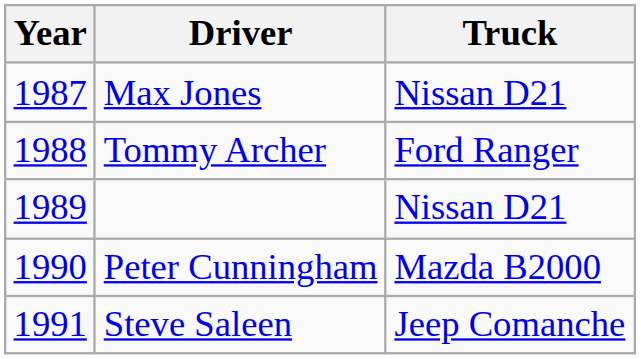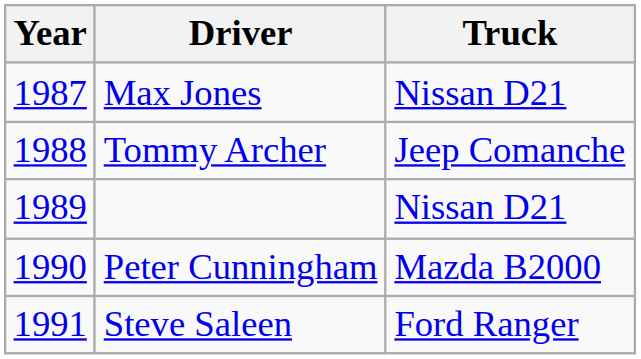(487, 149) Ford Ranger -> (510, 149) Jeep Comanche
(510, 324) Jeep Comanche -> (487, 324) Ford Ranger
